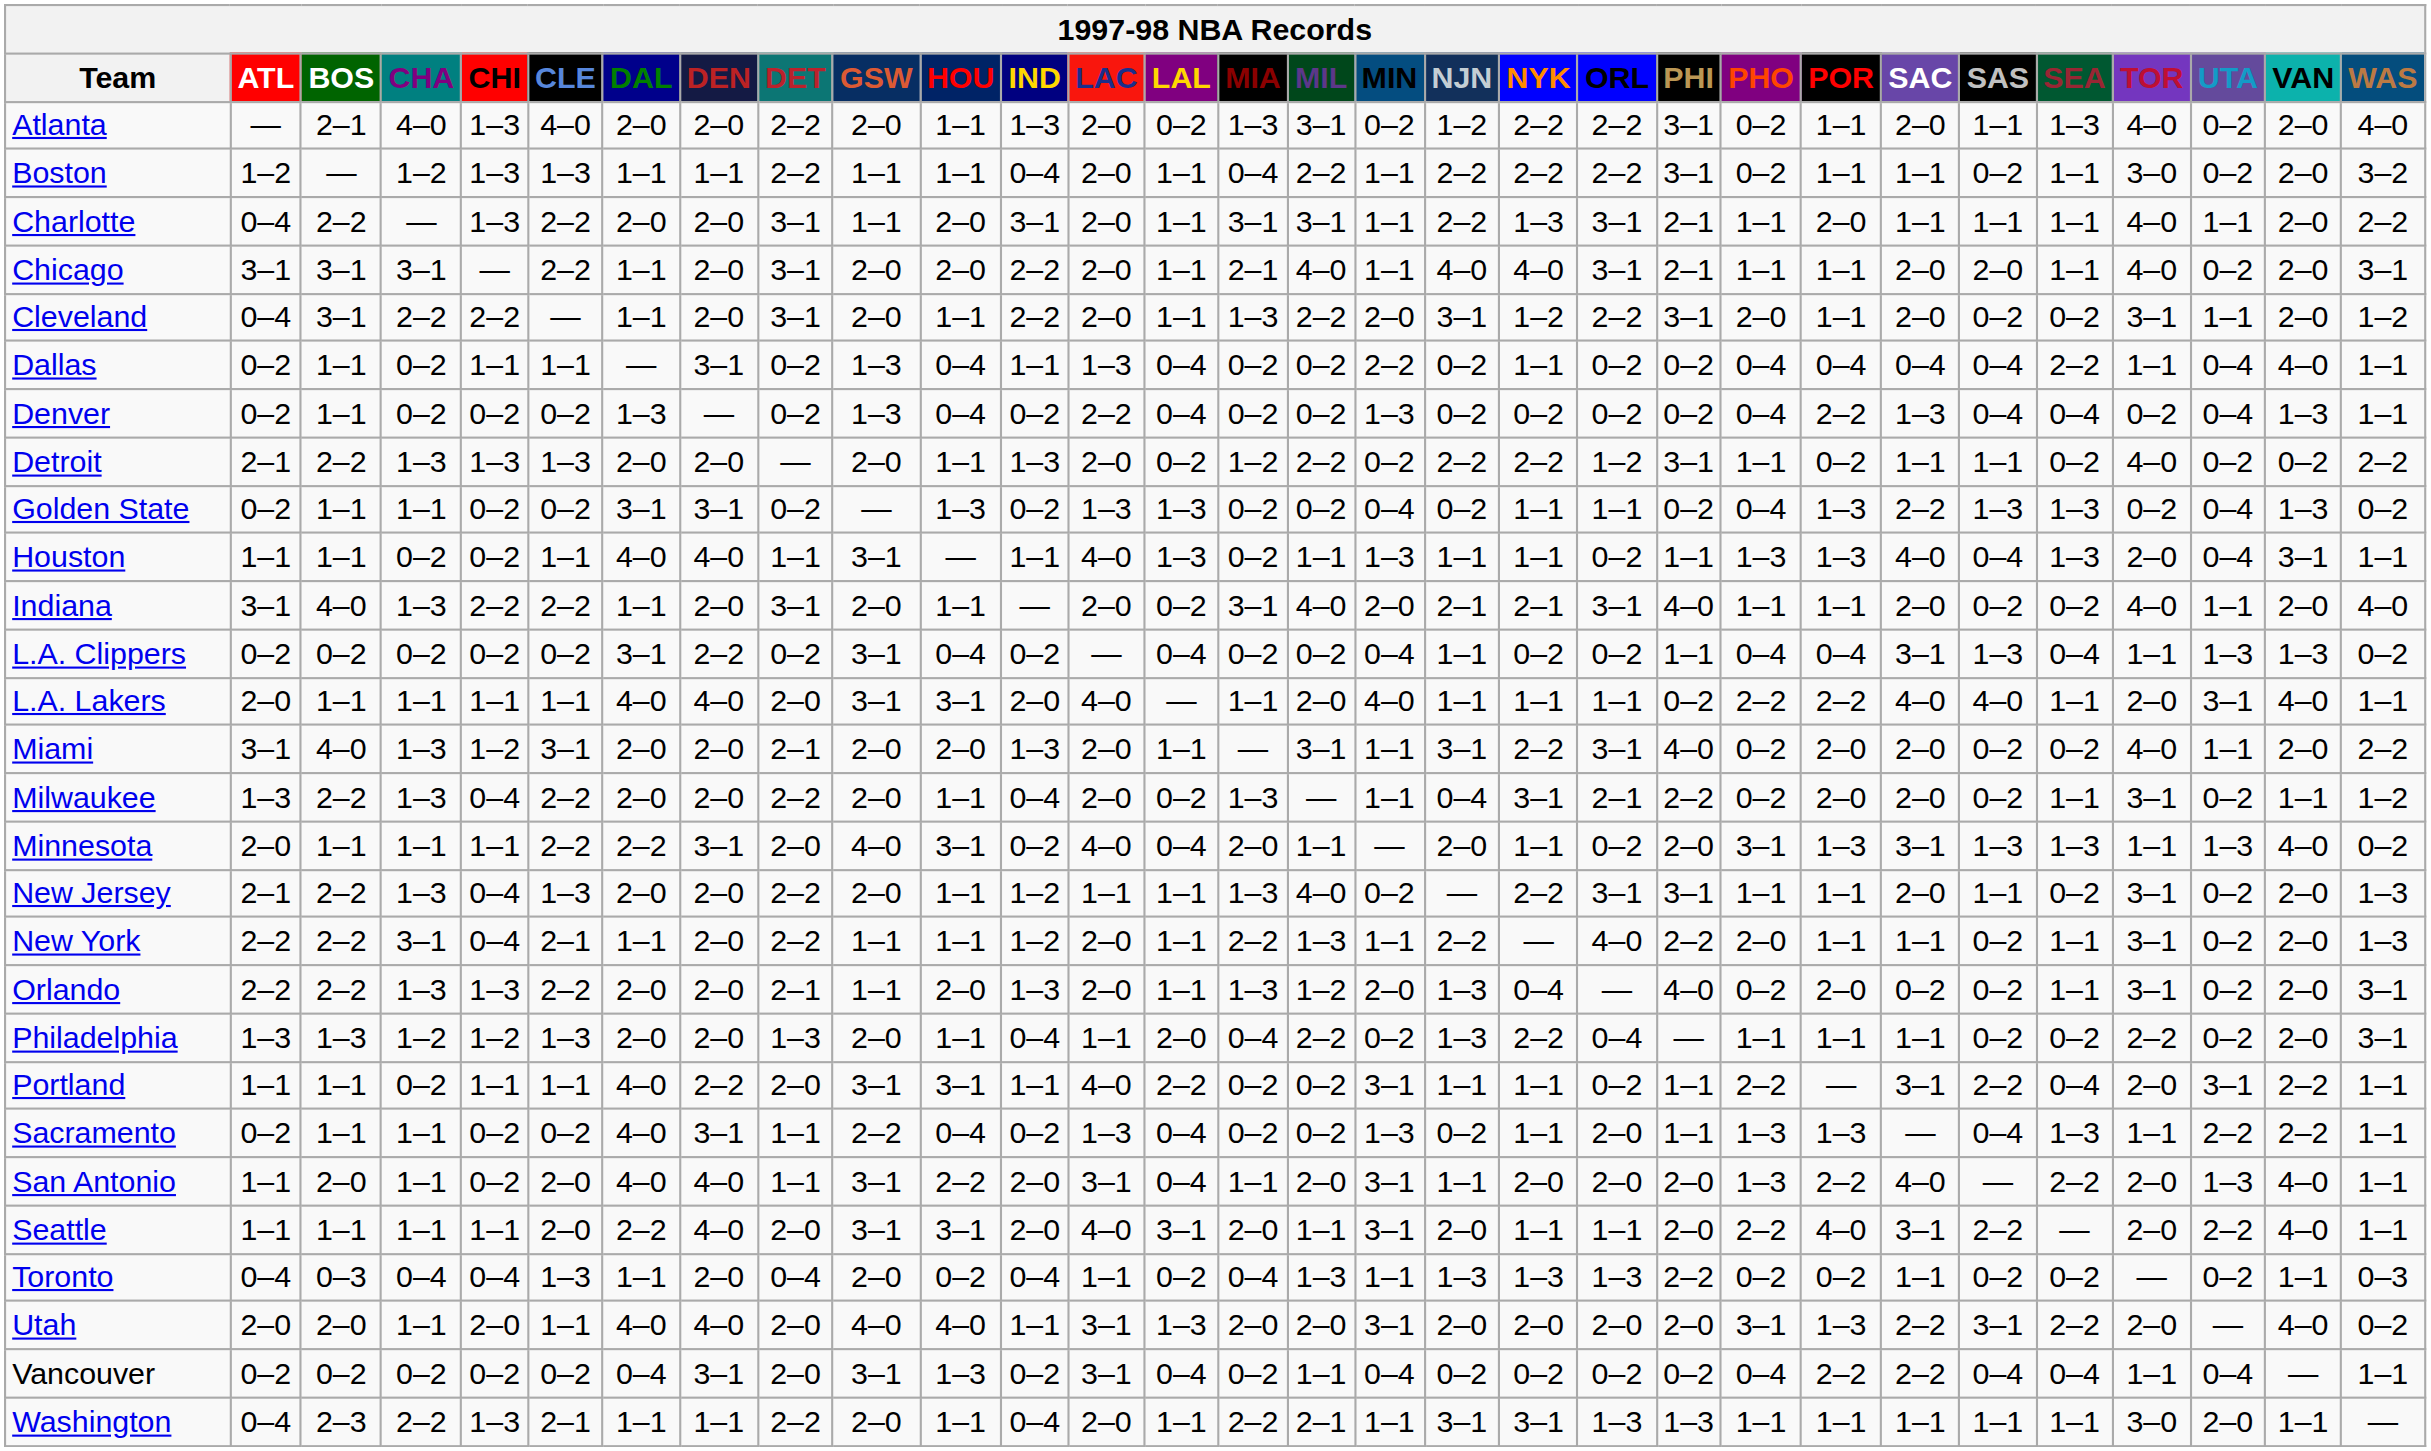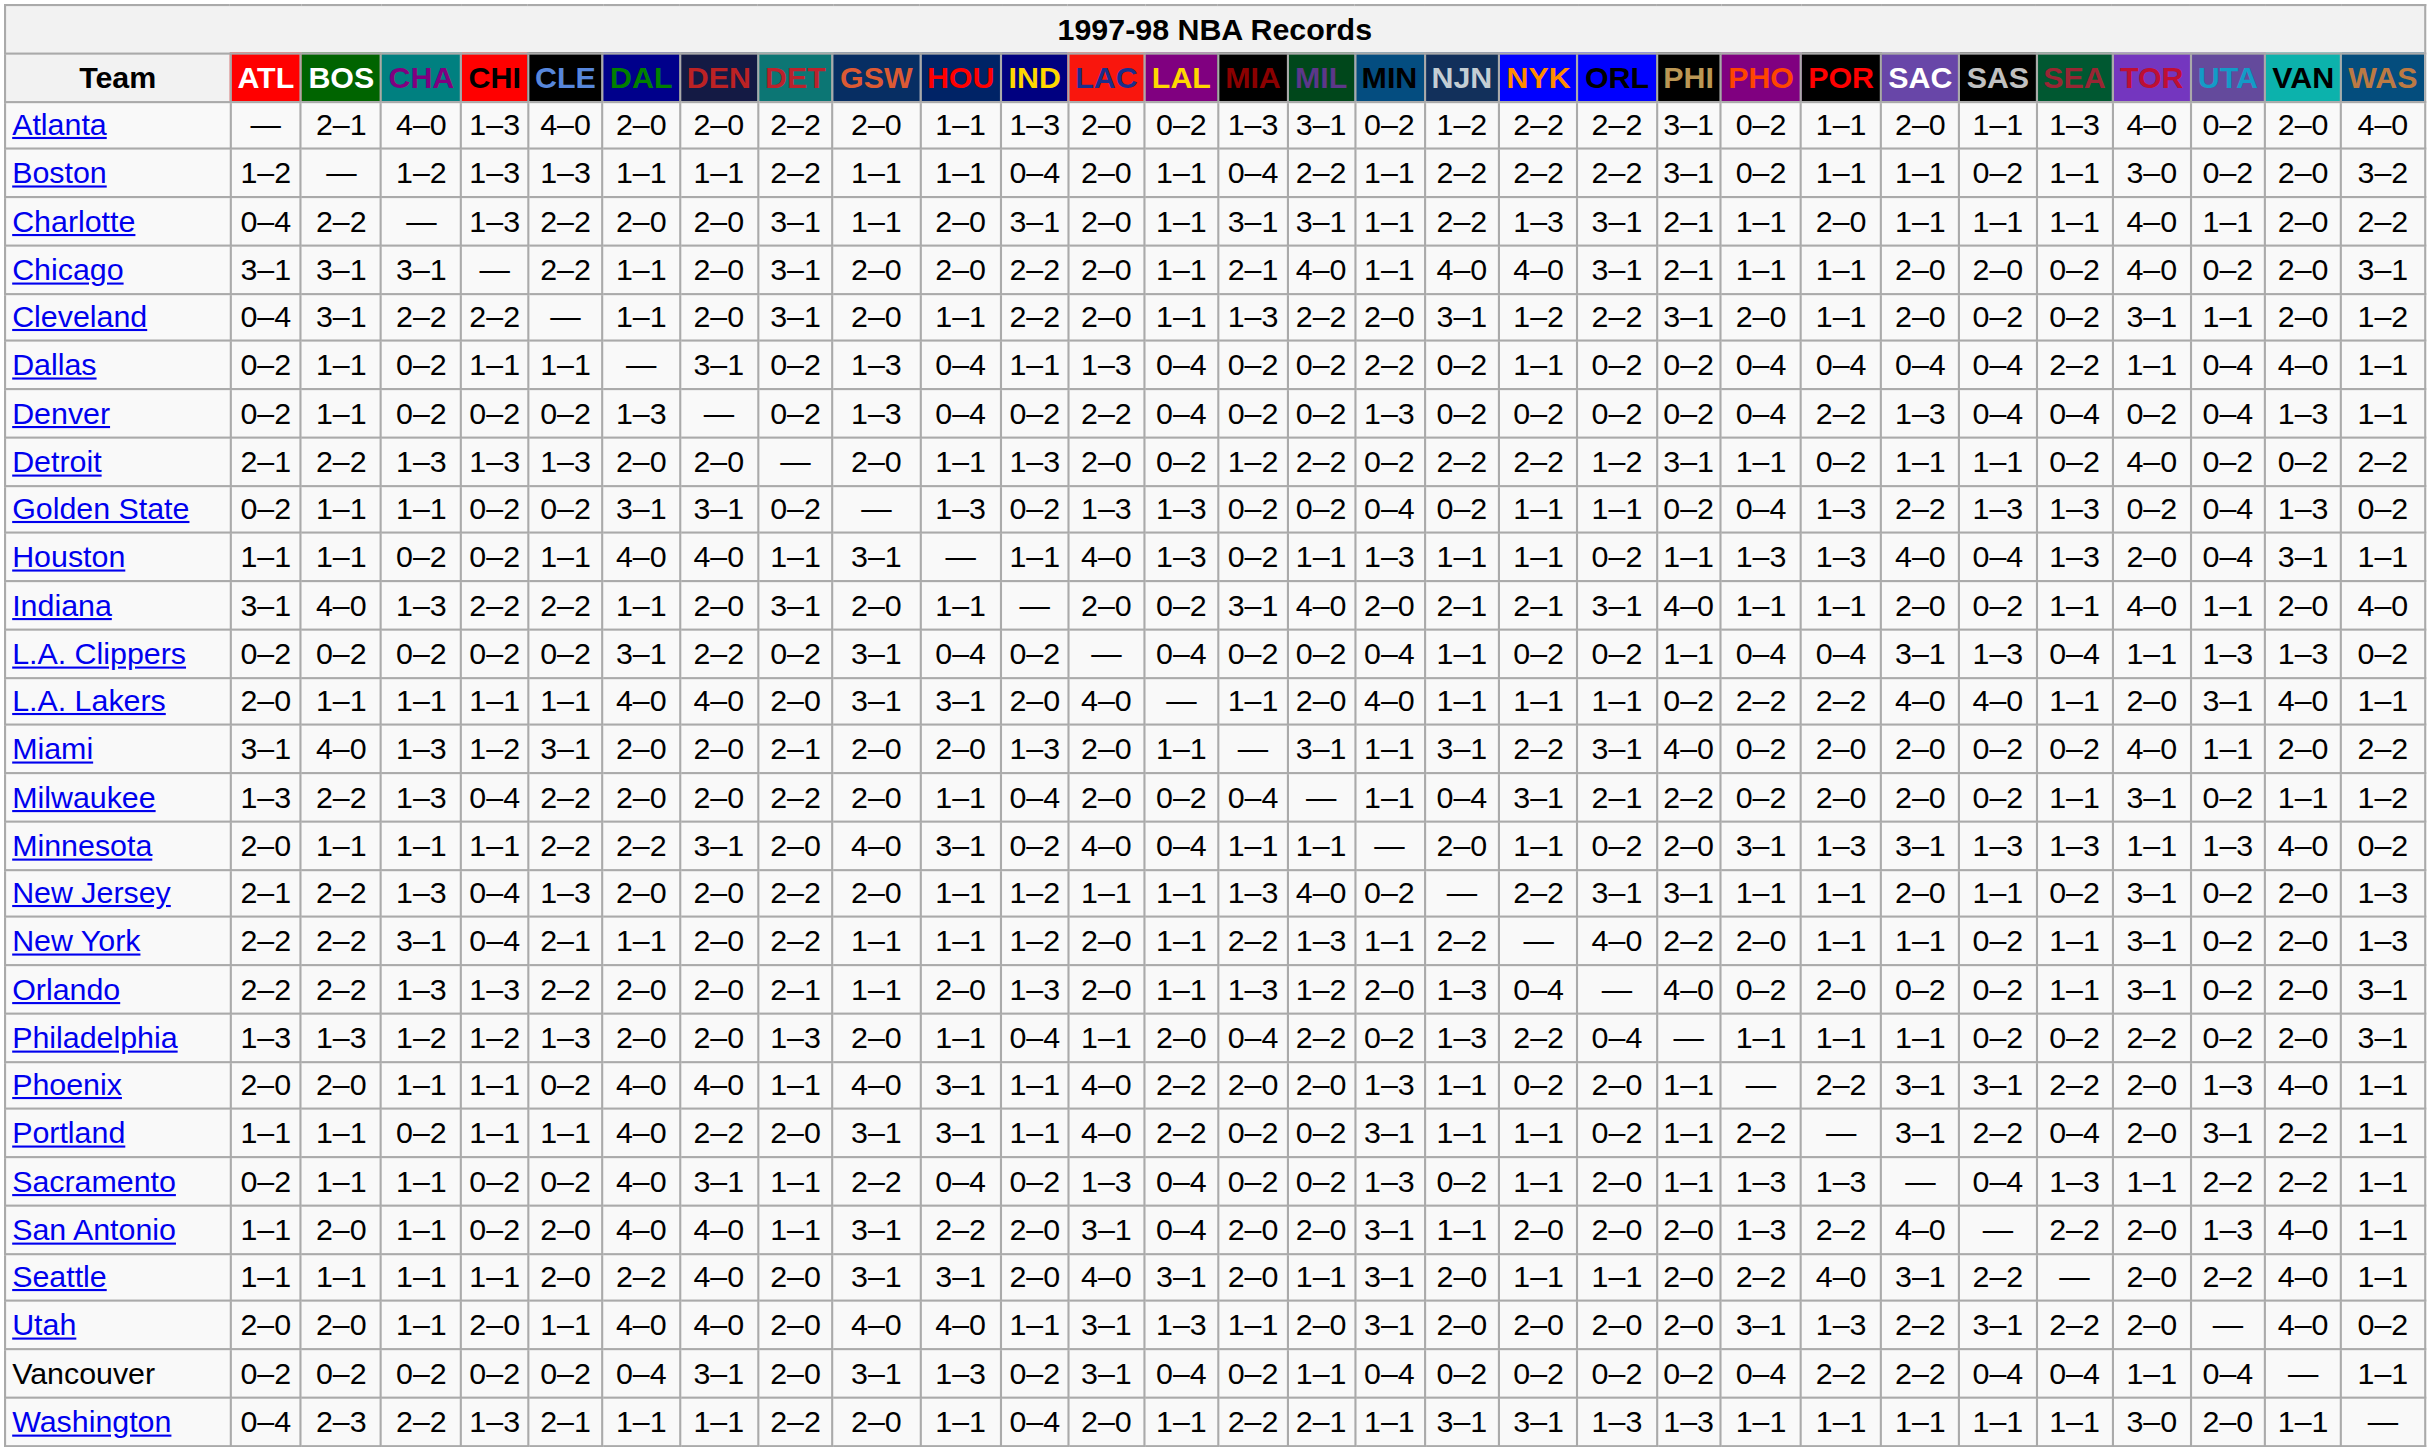(2075, 269) 1–1 -> (2075, 269) 0–2
(2075, 605) 0–2 -> (2075, 605) 1–1
(1253, 797) 1–3 -> (1253, 797) 0–4
(1253, 845) 2–0 -> (1253, 845) 1–1
+ row: (67, 1086)
(1253, 1182) 1–1 -> (1253, 1230) 2–0
- row: (63, 1278)
(1253, 1326) 2–0 -> (1253, 1326) 1–1
